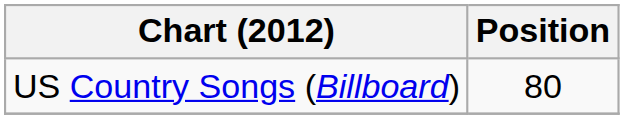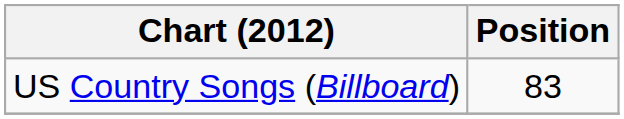(543, 85) 80 -> (543, 85) 83
